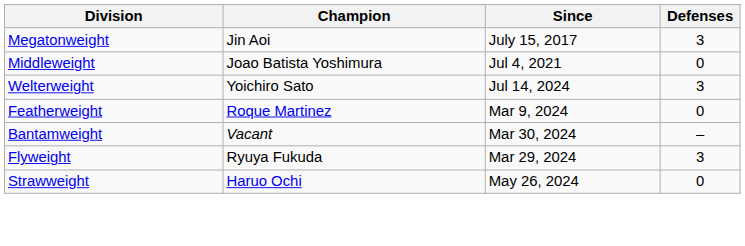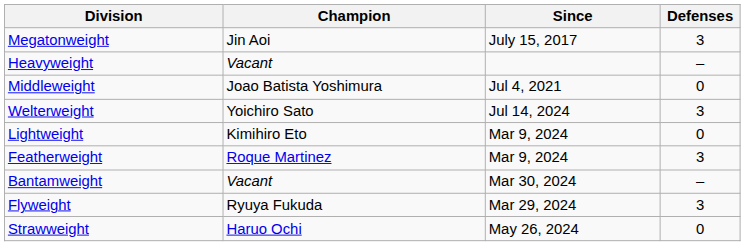+ row: (50, 63)
+ row: (46, 134)
(700, 110) 0 -> (700, 157) 3
